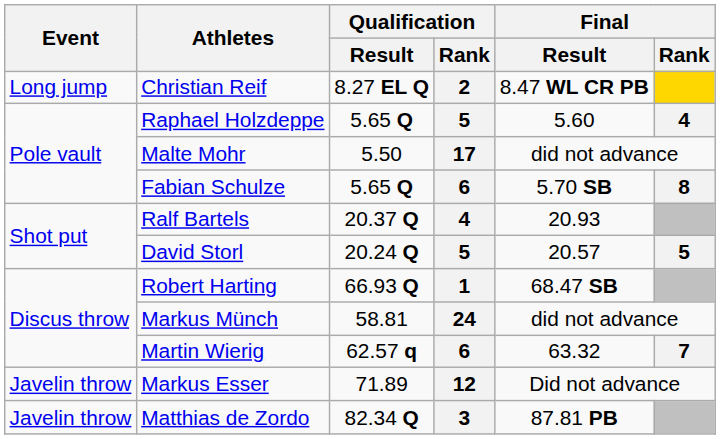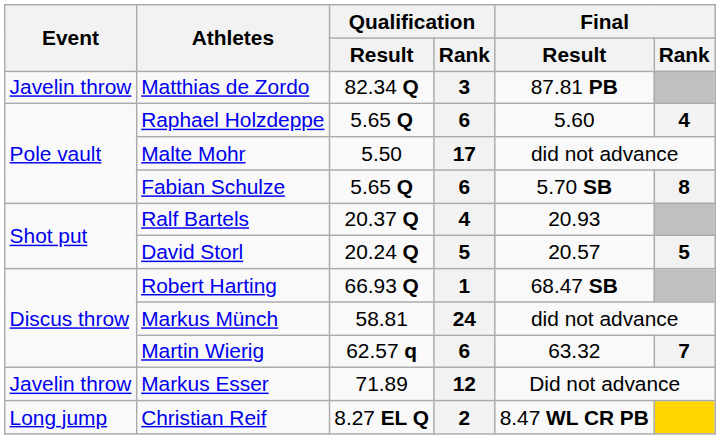rows swapped: (204, 88) <-> (225, 417)
(464, 121) 5 -> (464, 121) 6
